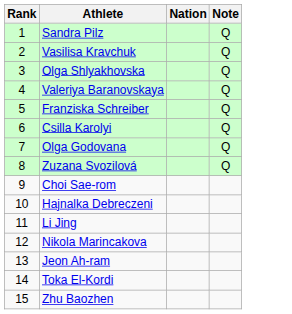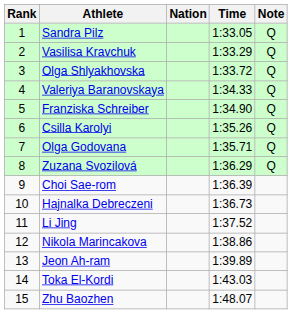+ column: (232, 14)
